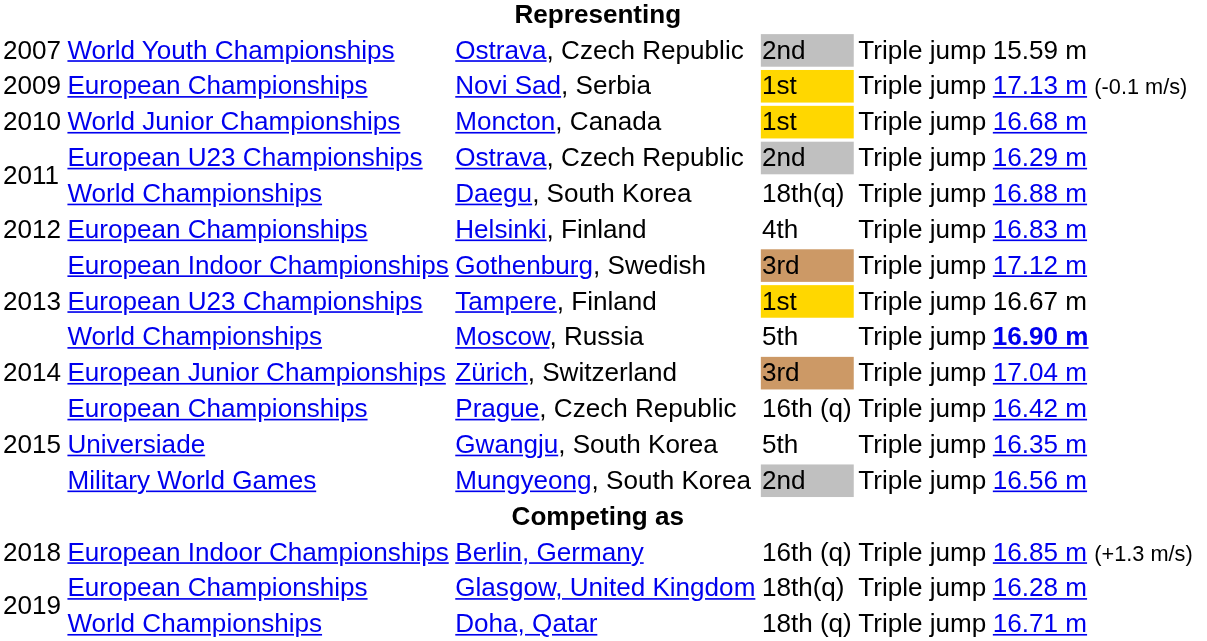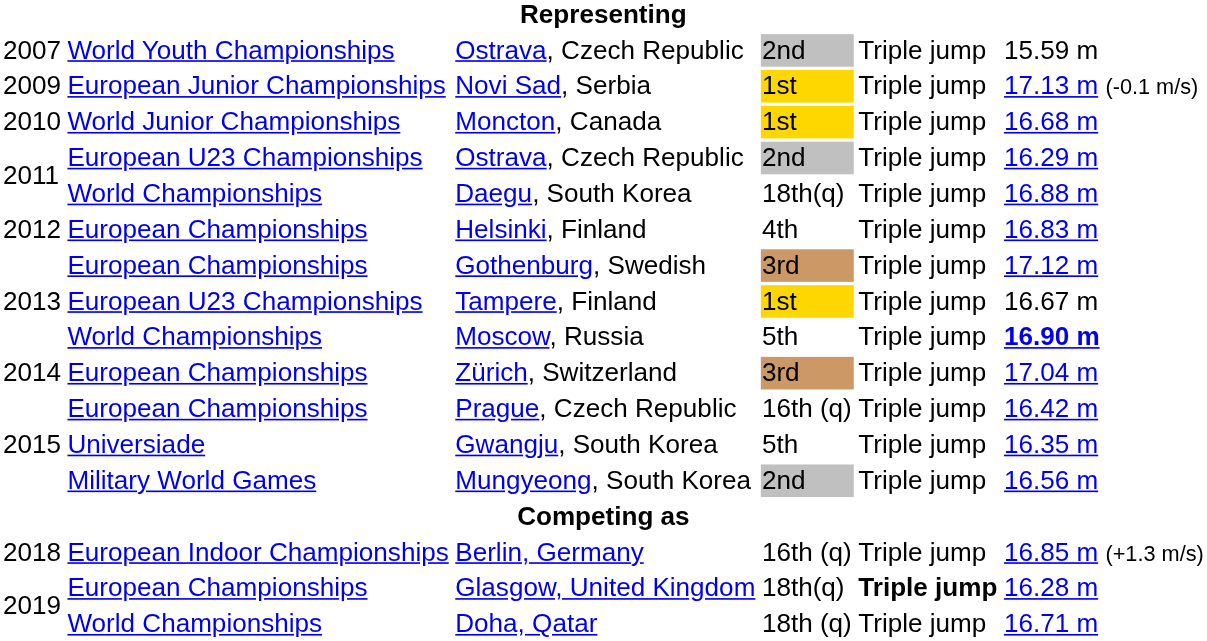(217, 85) European Championships -> (257, 85) European Junior Championships
(258, 265) European Indoor Championships -> (217, 265) European Championships
(257, 372) European Junior Championships -> (217, 372) European Championships
(922, 588) normal -> (928, 588) bold
